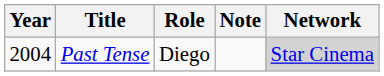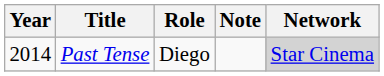(30, 53) 2004 -> (30, 53) 2014
